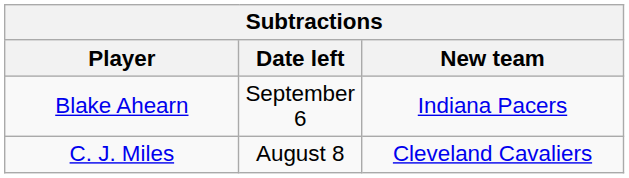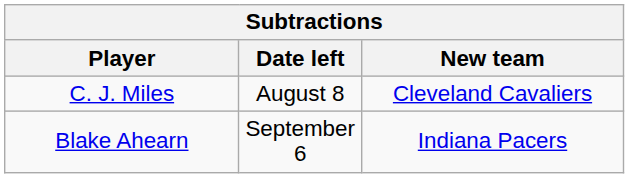rows swapped: (122, 154) <-> (122, 105)
